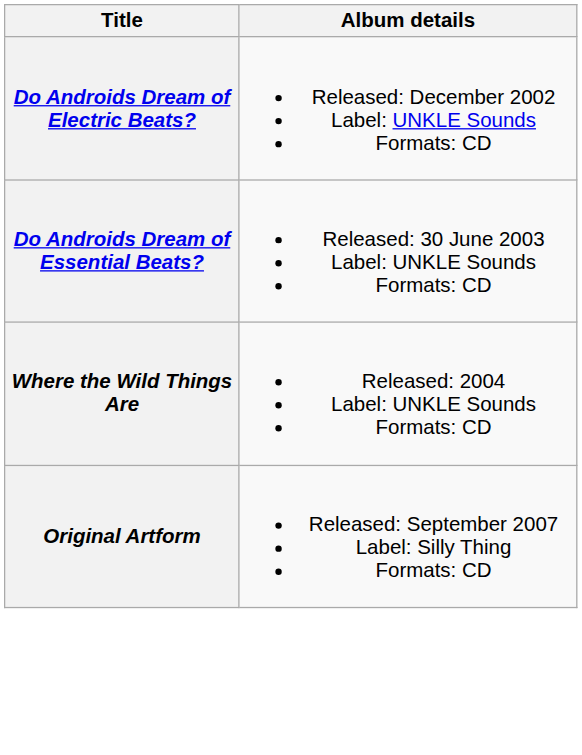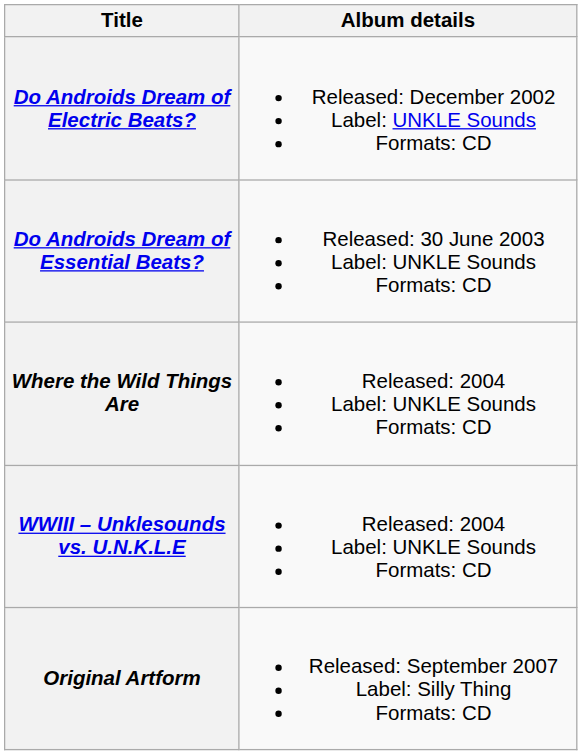+ row: (122, 535)
